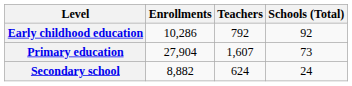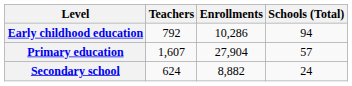columns swapped: (180, 14) <-> (240, 14)
(306, 33) 92 -> (306, 33) 94
(306, 52) 73 -> (306, 52) 57
